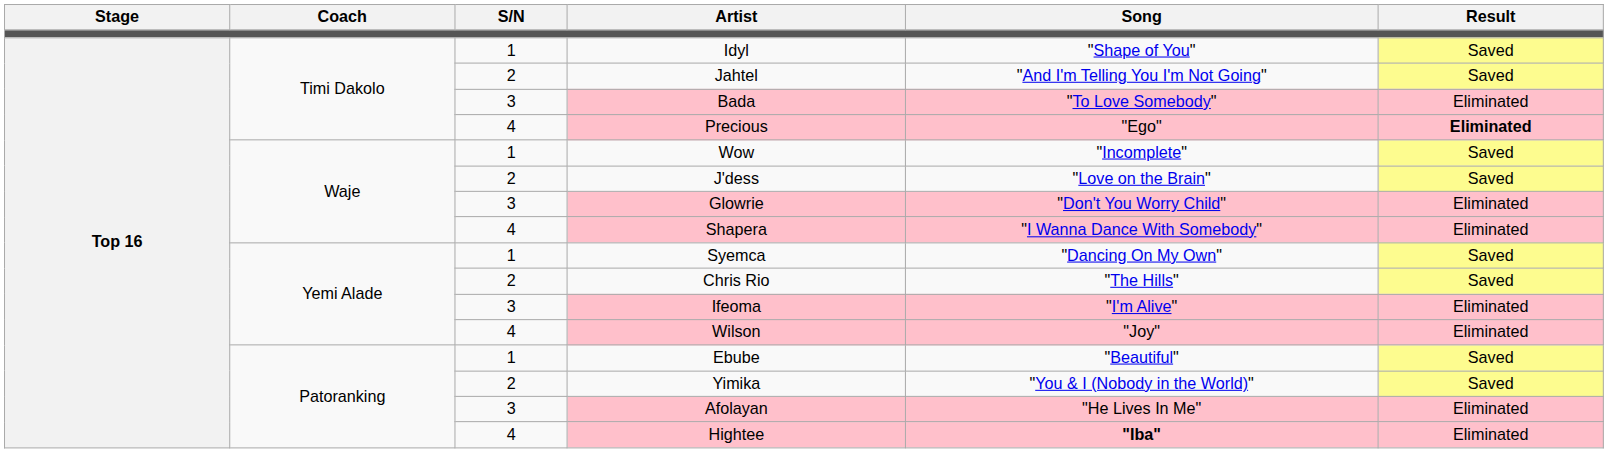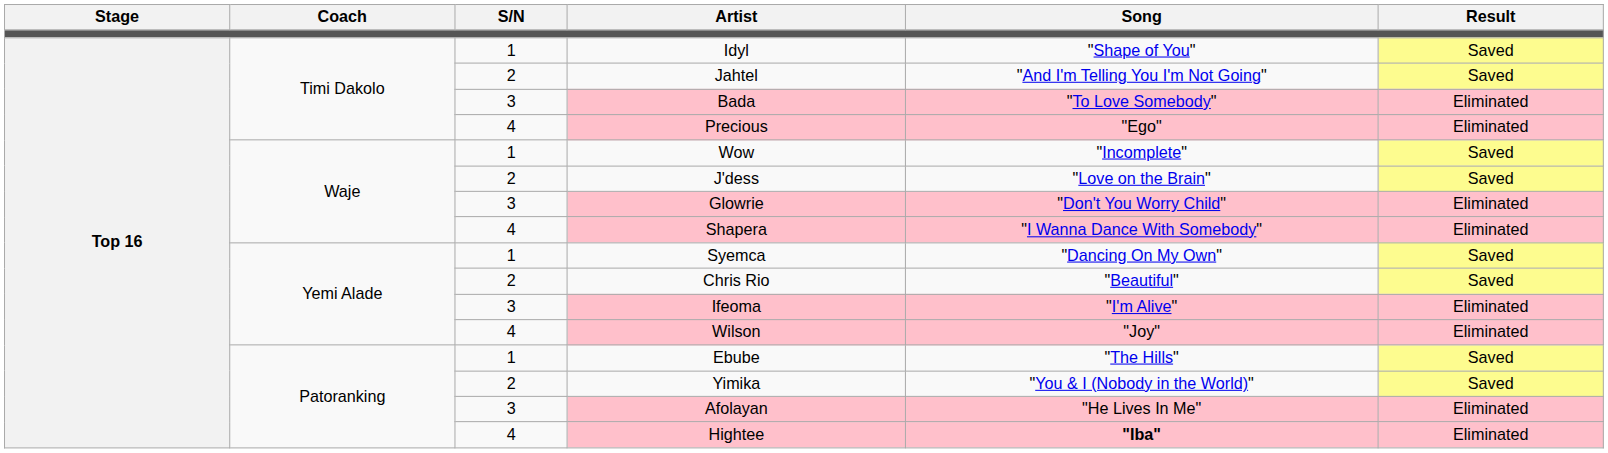(1491, 127) bold -> (1491, 127) normal
(1142, 281) "The Hills" -> (1142, 281) "Beautiful"
(1142, 357) "Beautiful" -> (1142, 357) "The Hills"
